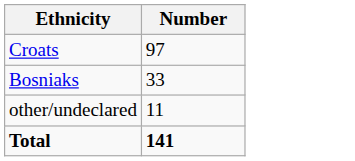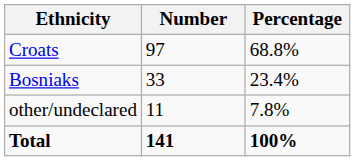+ column: (297, 19)
